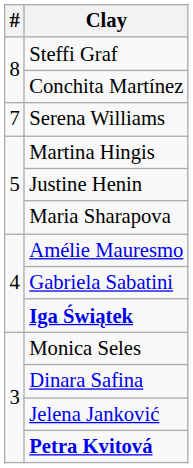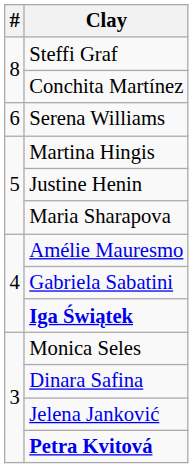(15, 119) 7 -> (15, 119) 6
